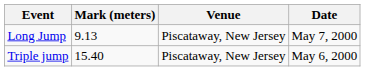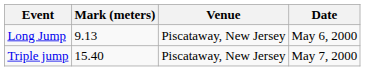(324, 35) May 7, 2000 -> (324, 35) May 6, 2000
(324, 55) May 6, 2000 -> (324, 55) May 7, 2000
